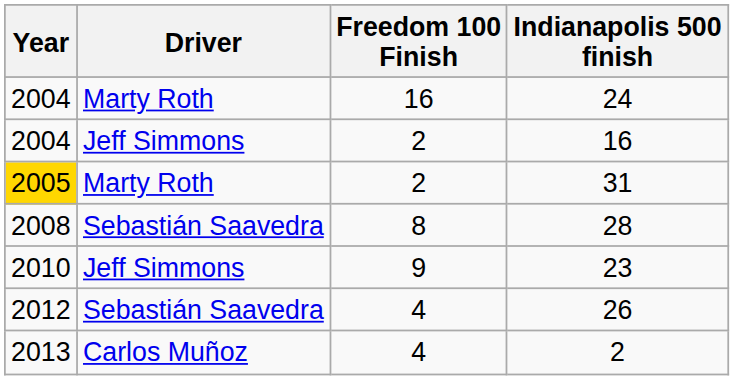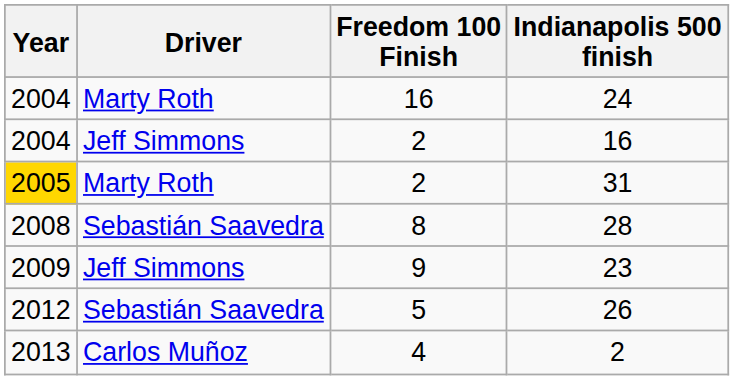(41, 268) 2010 -> (41, 268) 2009
(419, 310) 4 -> (419, 310) 5
